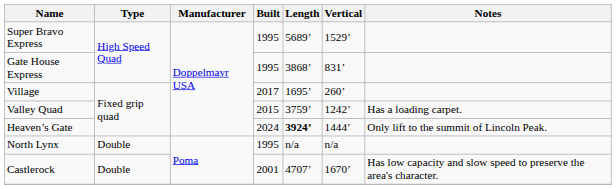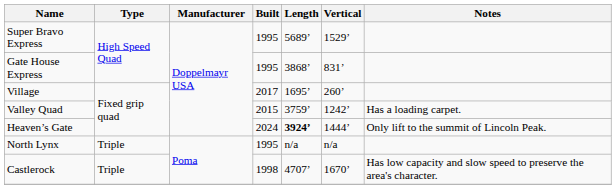(114, 145) Double -> (111, 145) Triple
(114, 169) Double -> (111, 169) Triple
(268, 169) 2001 -> (267, 169) 1998
